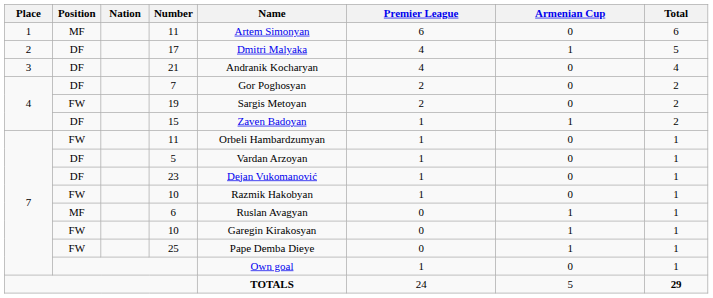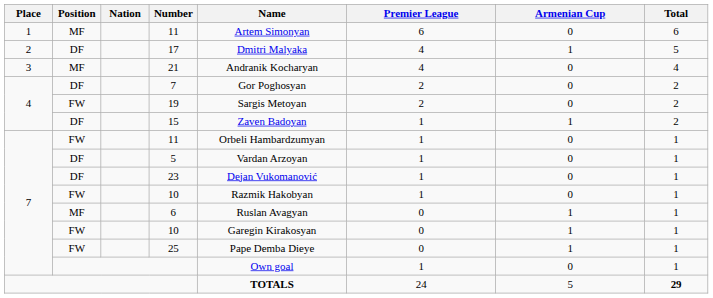(77, 67) DF -> (77, 67) MF
